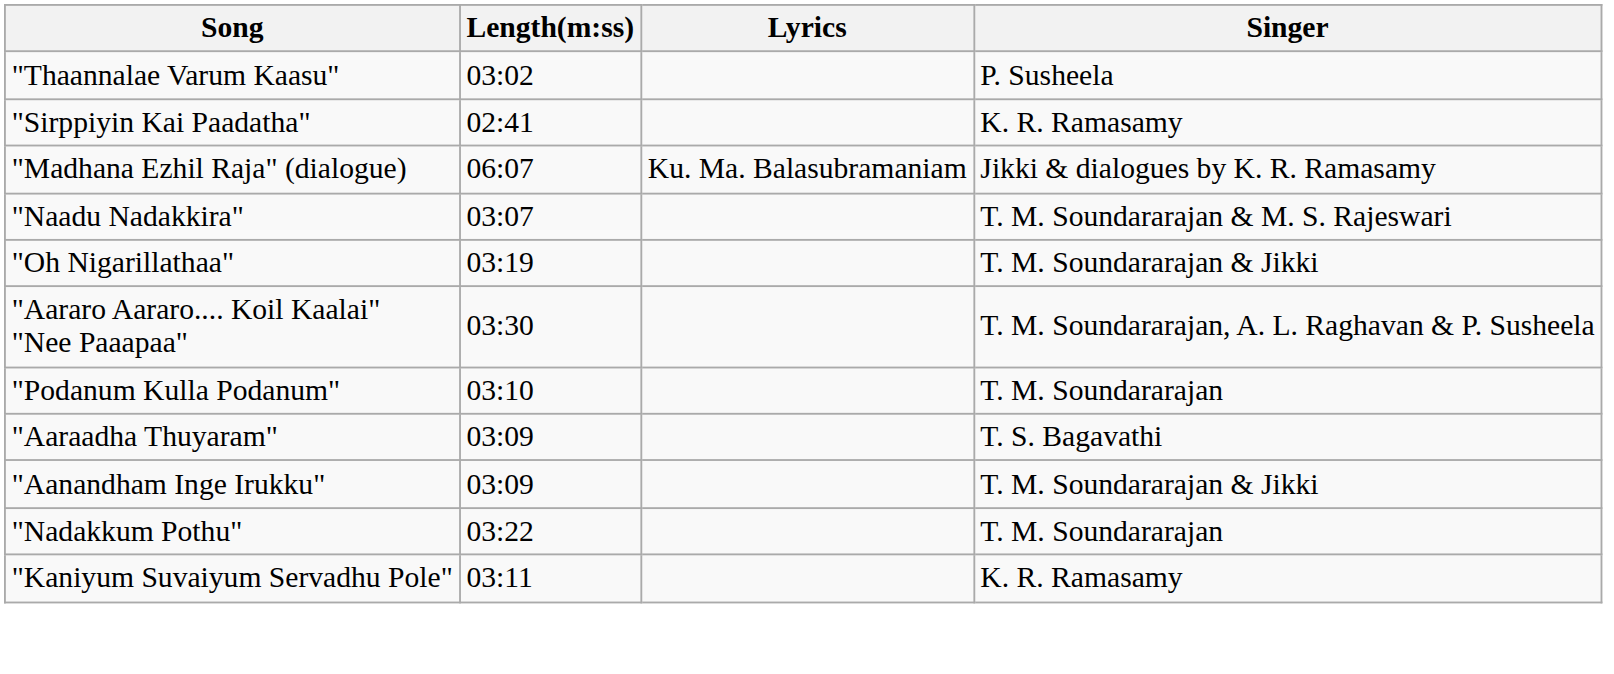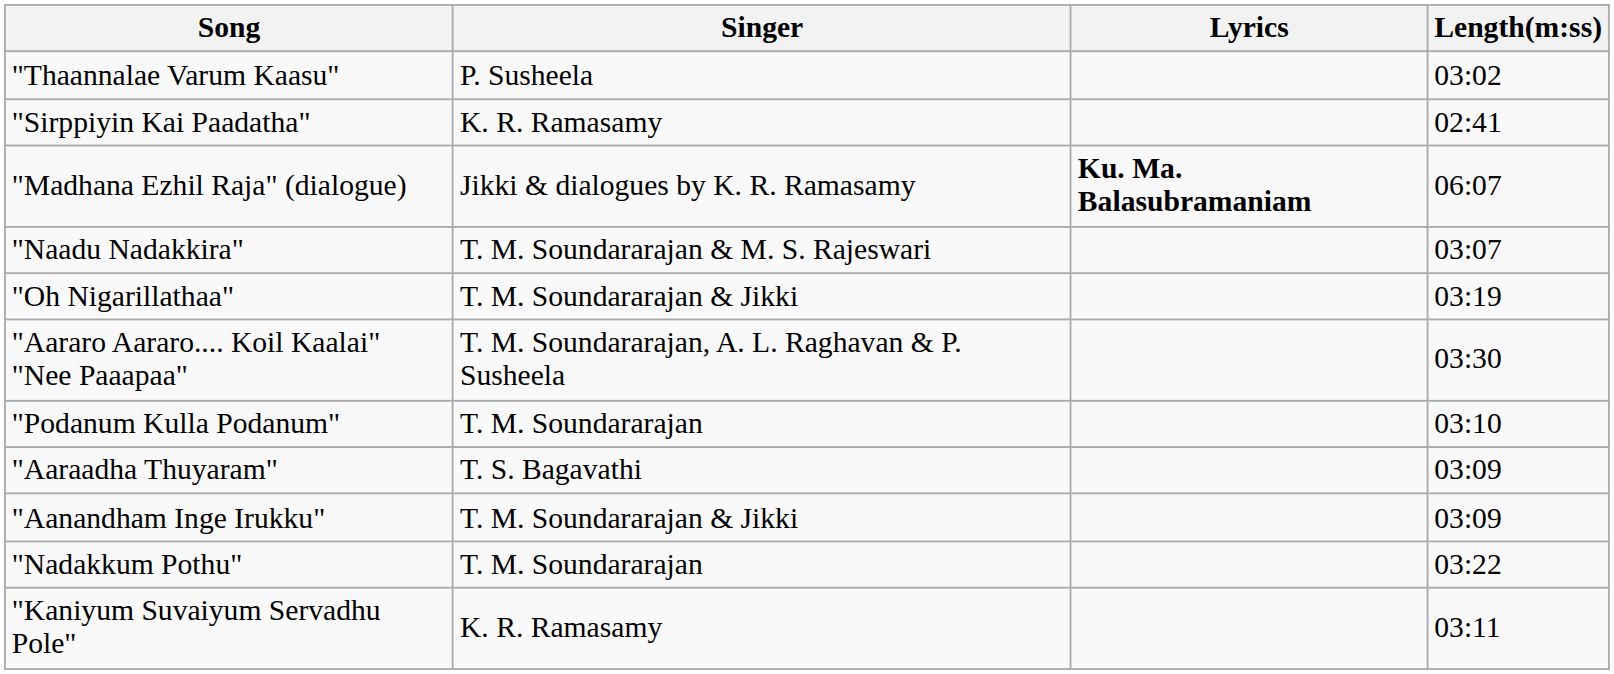columns swapped: (1288, 27) <-> (550, 27)
(807, 168) normal -> (1195, 185) bold
